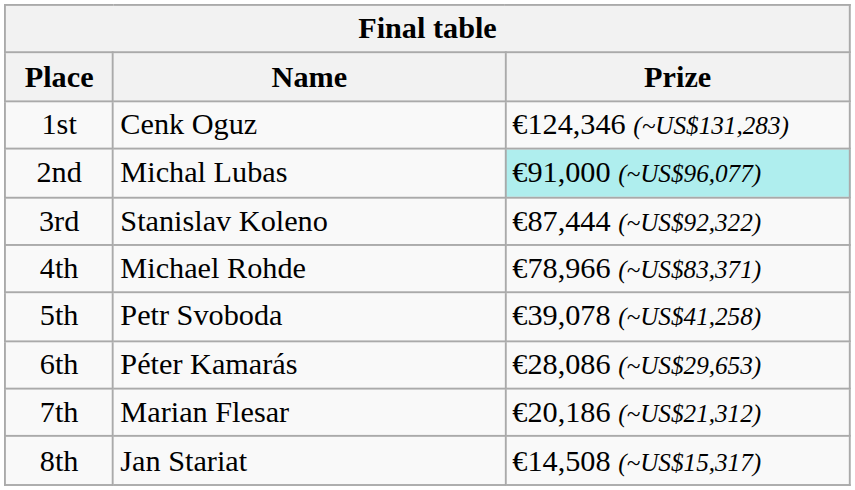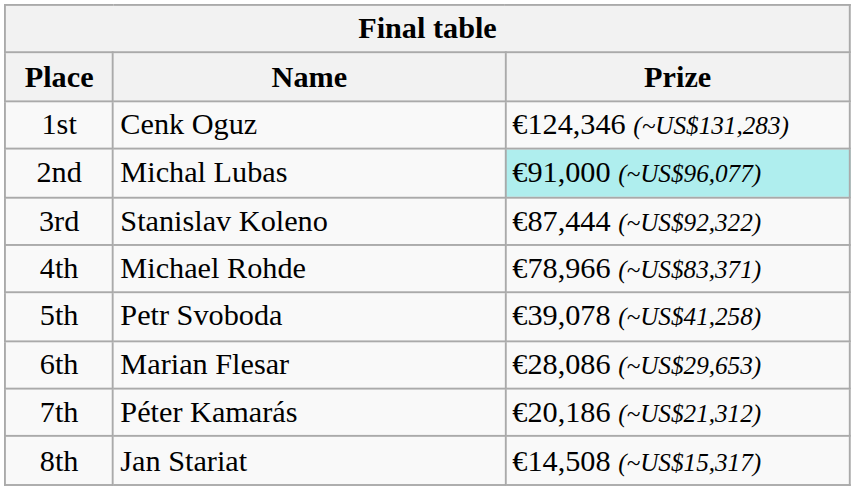(209, 364) Péter Kamarás -> (205, 364) Marian Flesar
(205, 412) Marian Flesar -> (209, 412) Péter Kamarás
